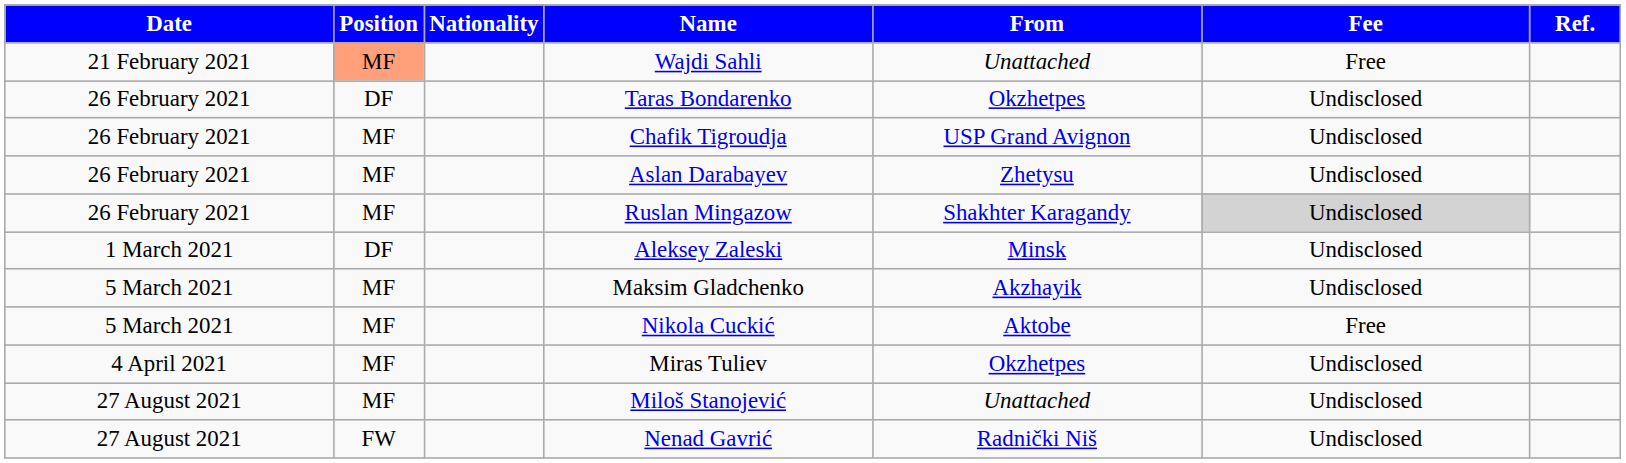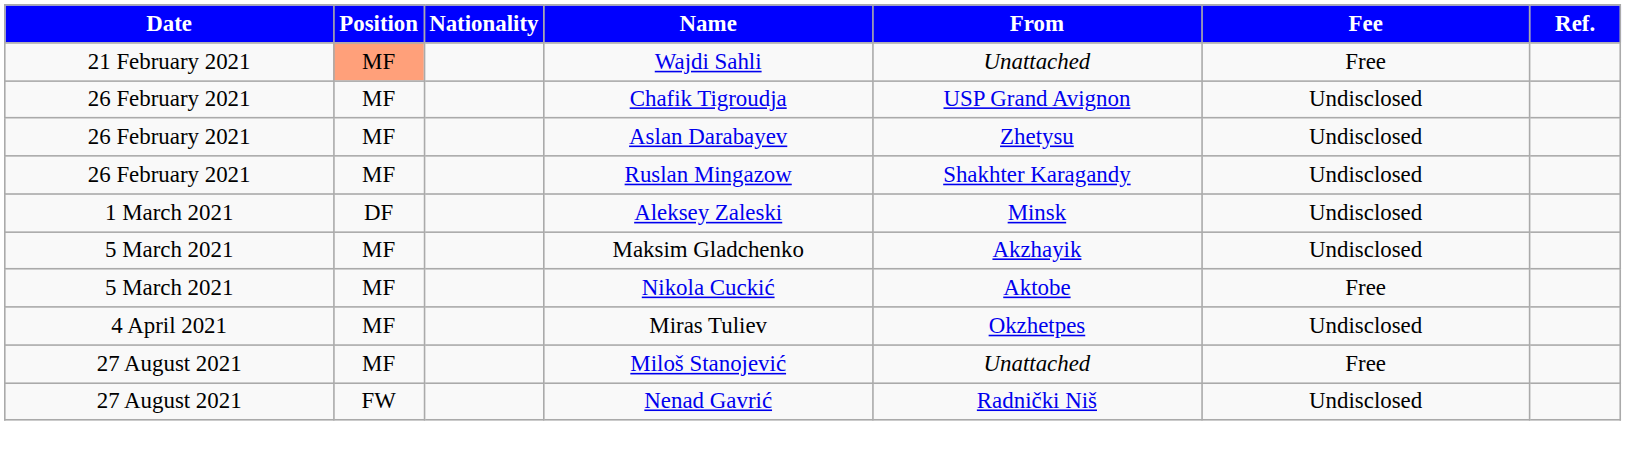- row: (708, 99)
(1366, 212) lightgrey background -> (1366, 174) no background
(1366, 401) Undisclosed -> (1366, 363) Free
